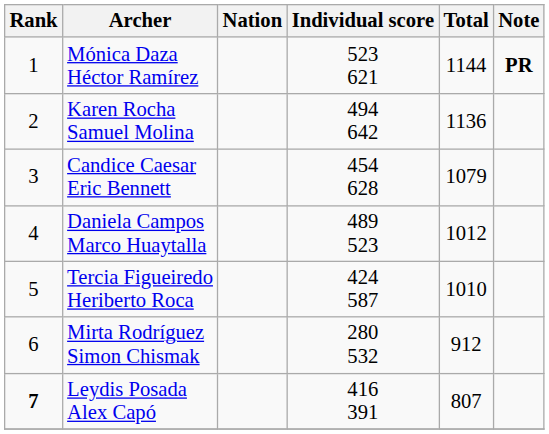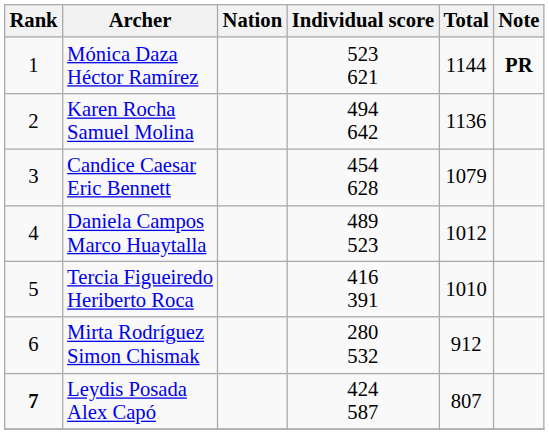(363, 289) 424 587 -> (363, 289) 416 391
(363, 400) 416 391 -> (363, 400) 424 587
